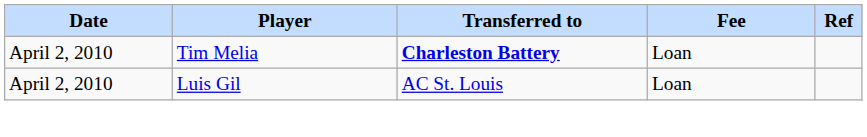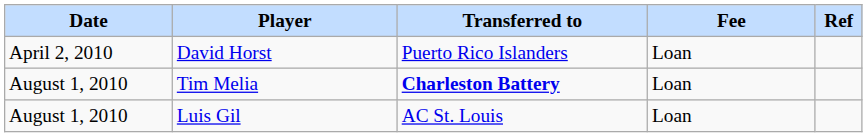+ row: (224, 52)
(61, 52) April 2, 2010 -> (68, 84) August 1, 2010
(61, 84) April 2, 2010 -> (68, 116) August 1, 2010
